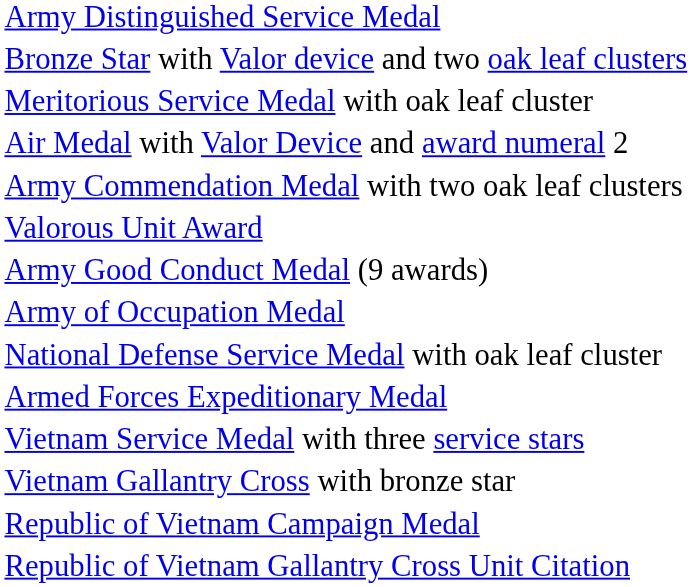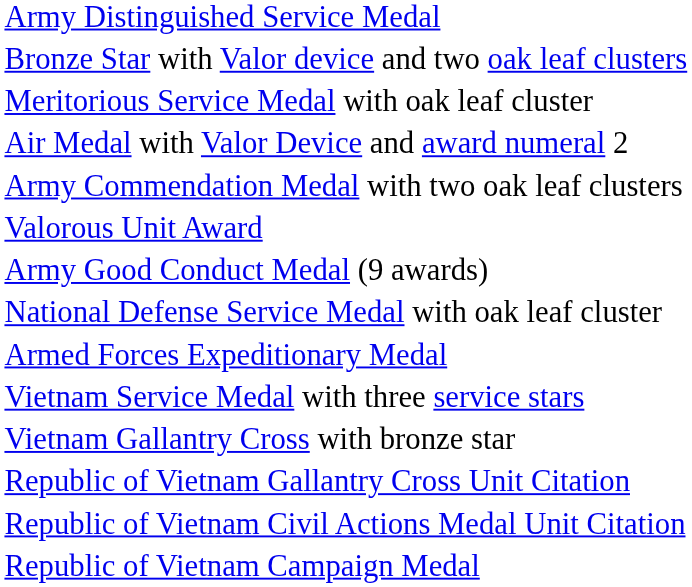- row: (175, 312)
rows swapped: (317, 565) <-> (242, 523)
+ row: (345, 523)
